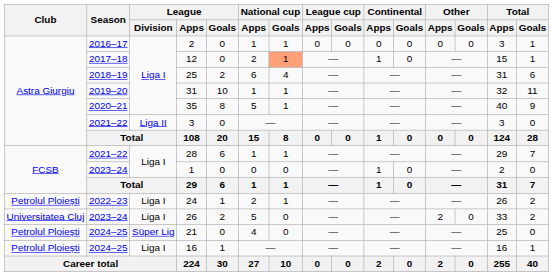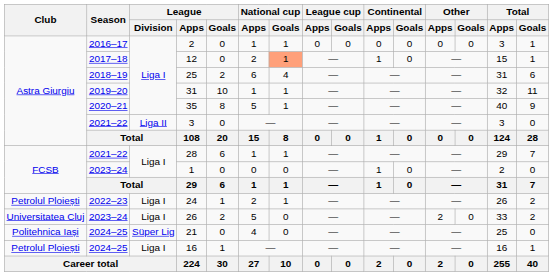(45, 232) Petrolul Ploiești -> (45, 232) Politehnica Iași
